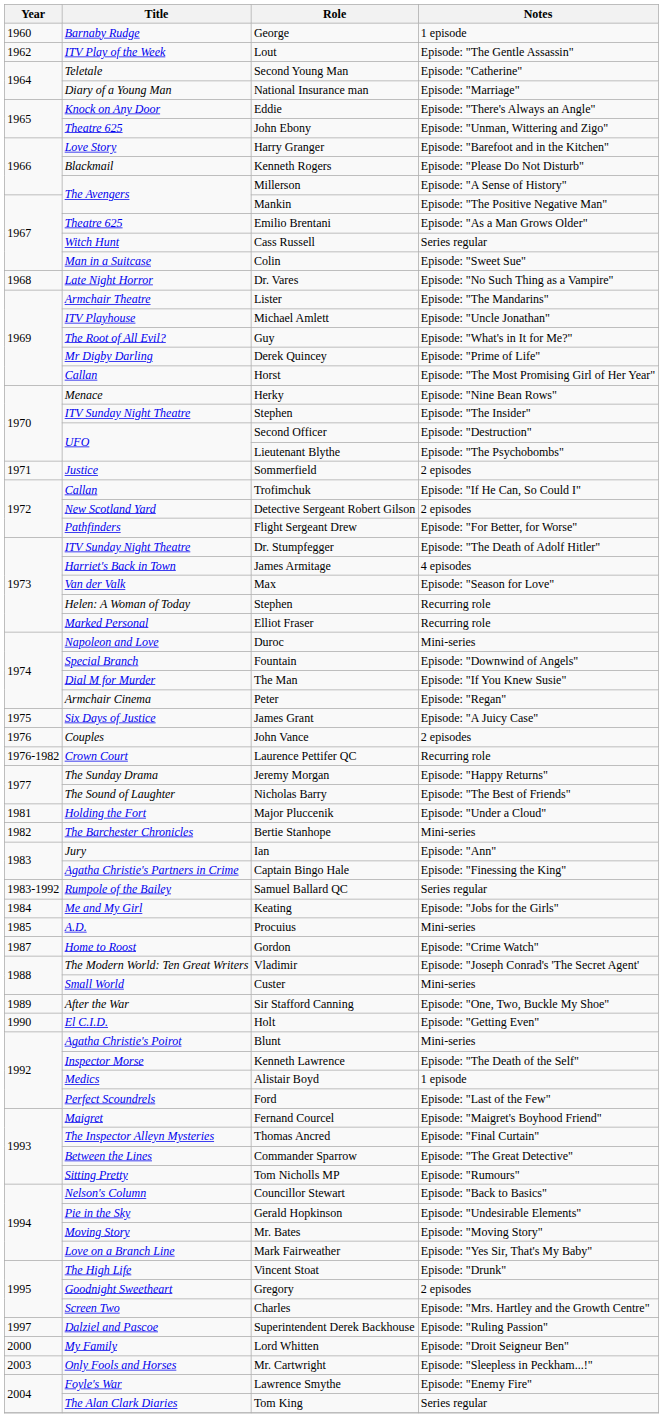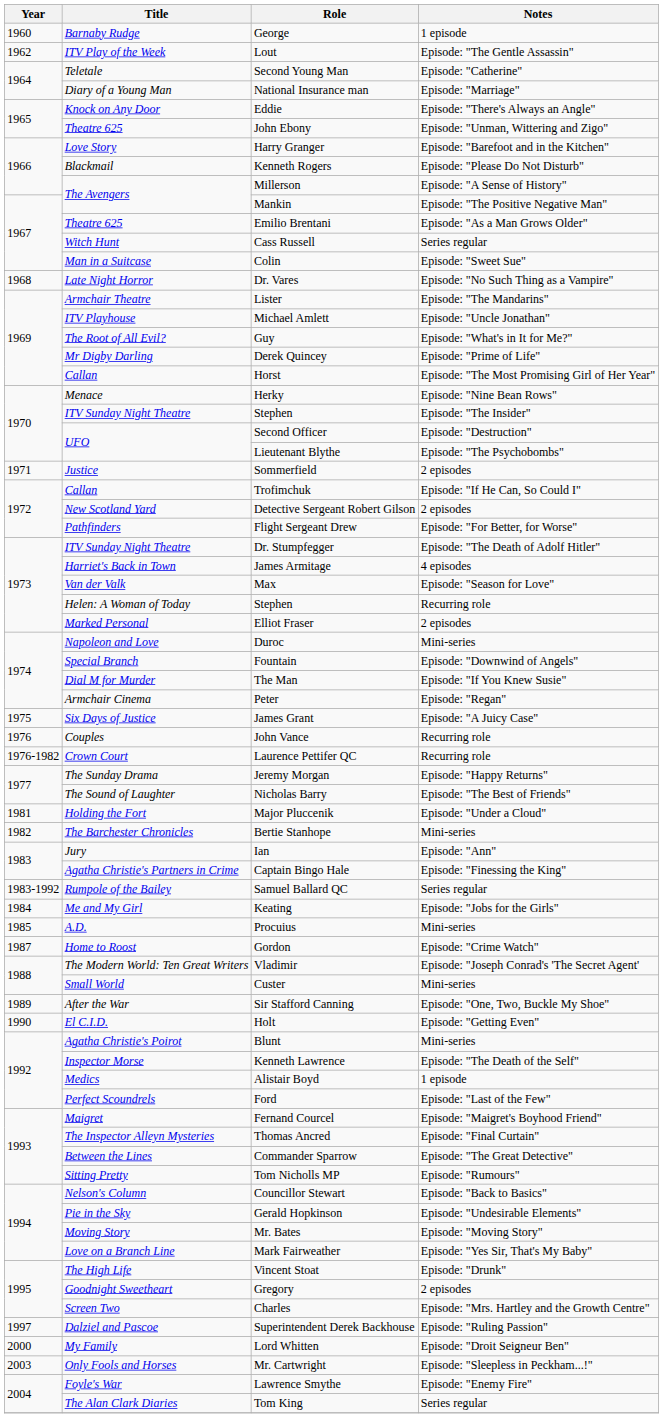(456, 623) Recurring role -> (446, 623) 2 episodes
(446, 737) 2 episodes -> (456, 737) Recurring role
